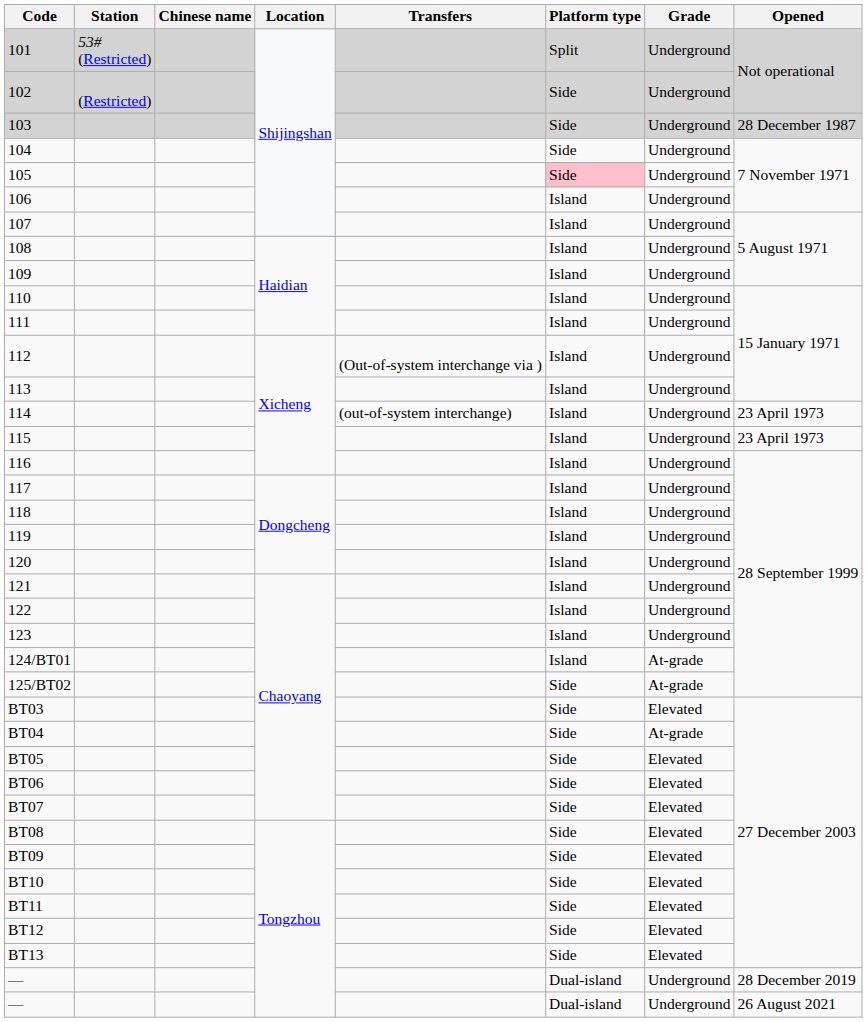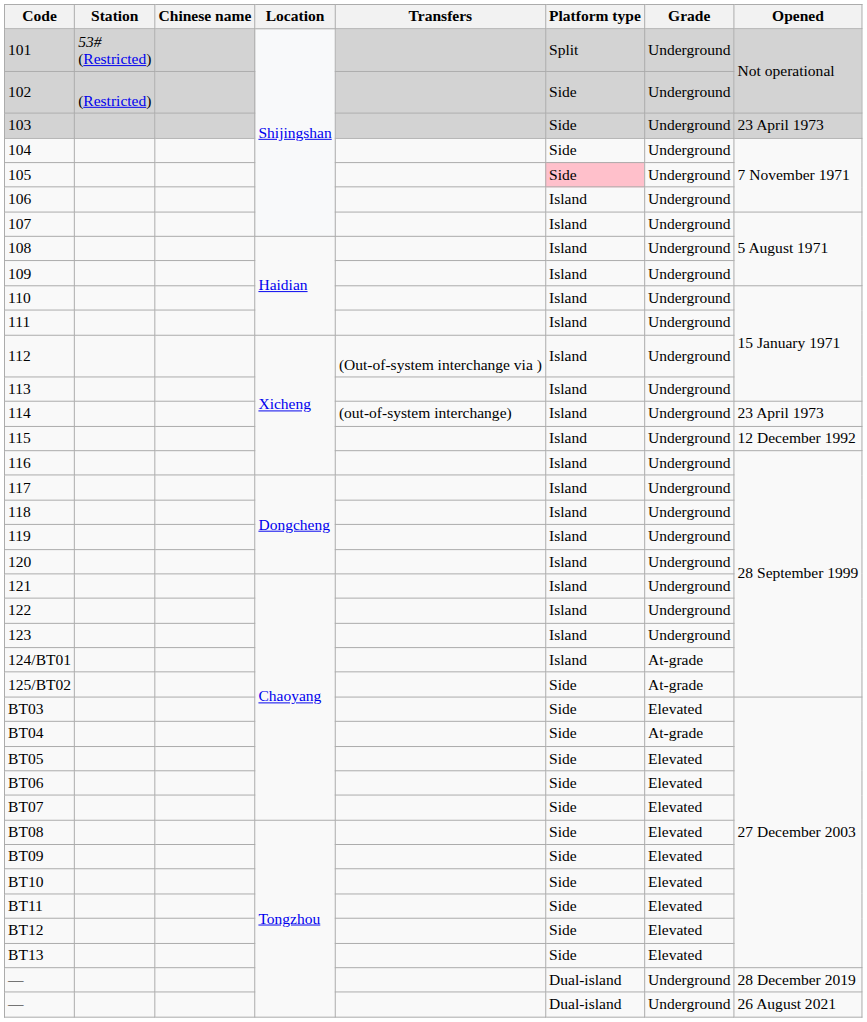(797, 125) 28 December 1987 -> (781, 125) 23 April 1973
(781, 438) 23 April 1973 -> (797, 438) 12 December 1992
